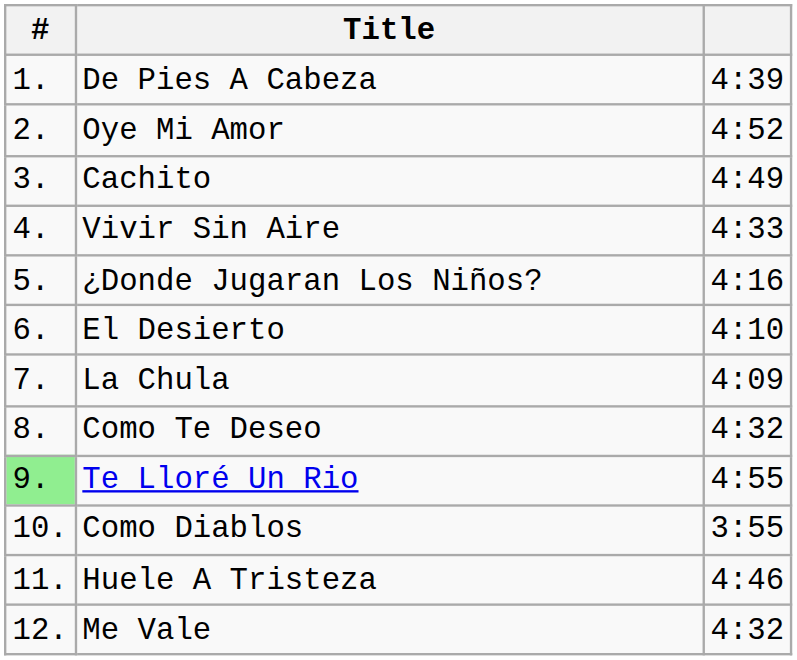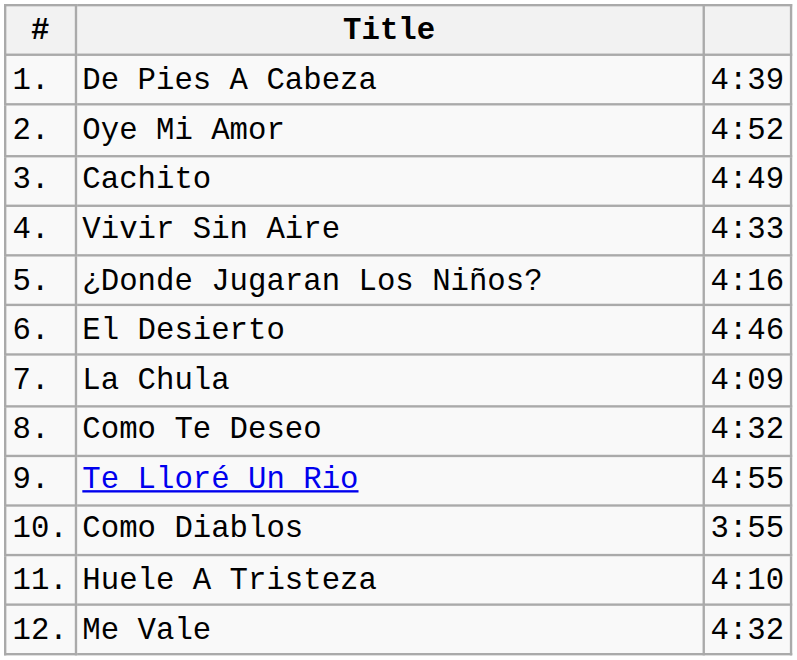(747, 330) 4:10 -> (747, 330) 4:46
(31, 480) lightgreen background -> (31, 480) no background
(747, 580) 4:46 -> (747, 580) 4:10
